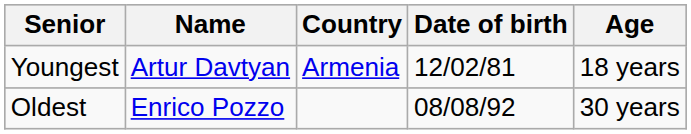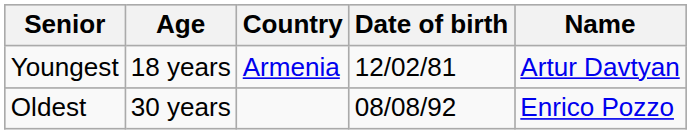columns swapped: (210, 25) <-> (630, 25)
